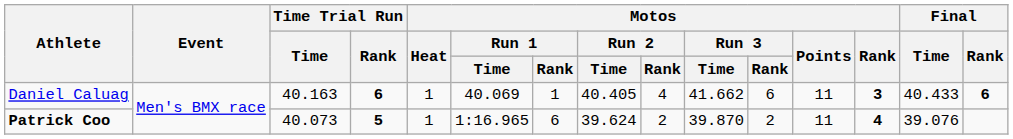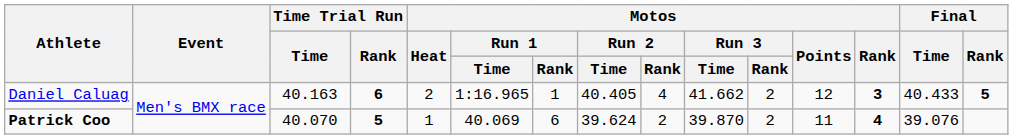(429, 95) 1 -> (429, 95) 2
(492, 95) 40.069 -> (492, 95) 1:16.965
(770, 95) 6 -> (770, 95) 2
(824, 95) 11 -> (824, 95) 12
(985, 95) 6 -> (985, 95) 5
(310, 121) 40.073 -> (310, 121) 40.070
(492, 121) 1:16.965 -> (492, 121) 40.069
